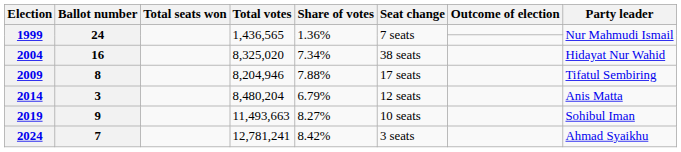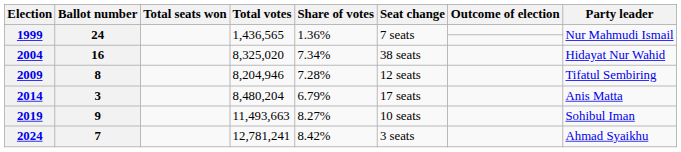(314, 75) 7.88% -> (314, 75) 7.28%
(400, 75) 17 seats -> (400, 75) 12 seats
(400, 95) 12 seats -> (400, 95) 17 seats
